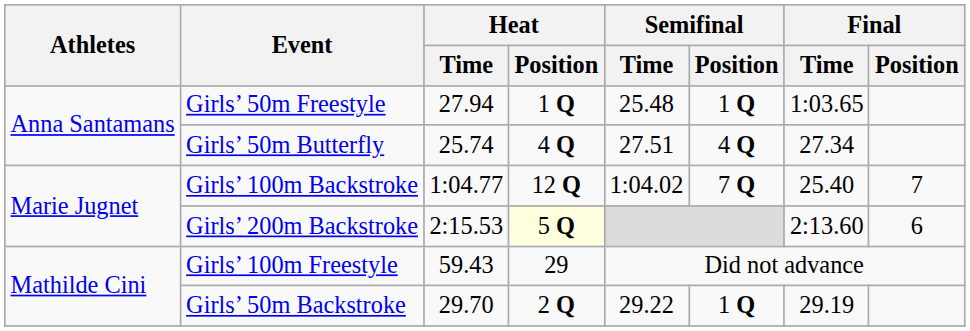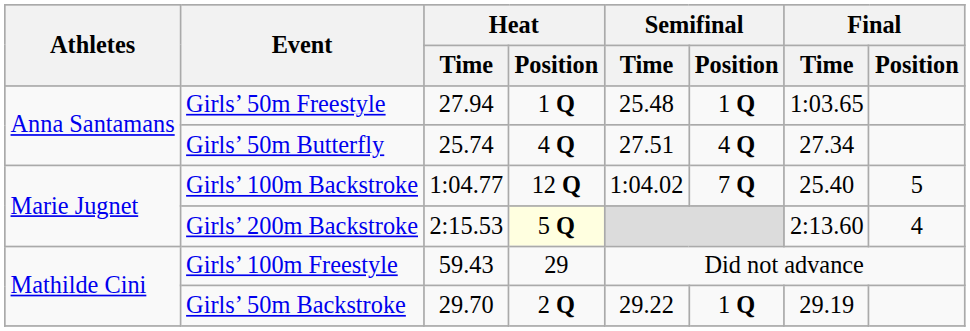(917, 185) 7 -> (917, 185) 5
(917, 225) 6 -> (917, 225) 4
